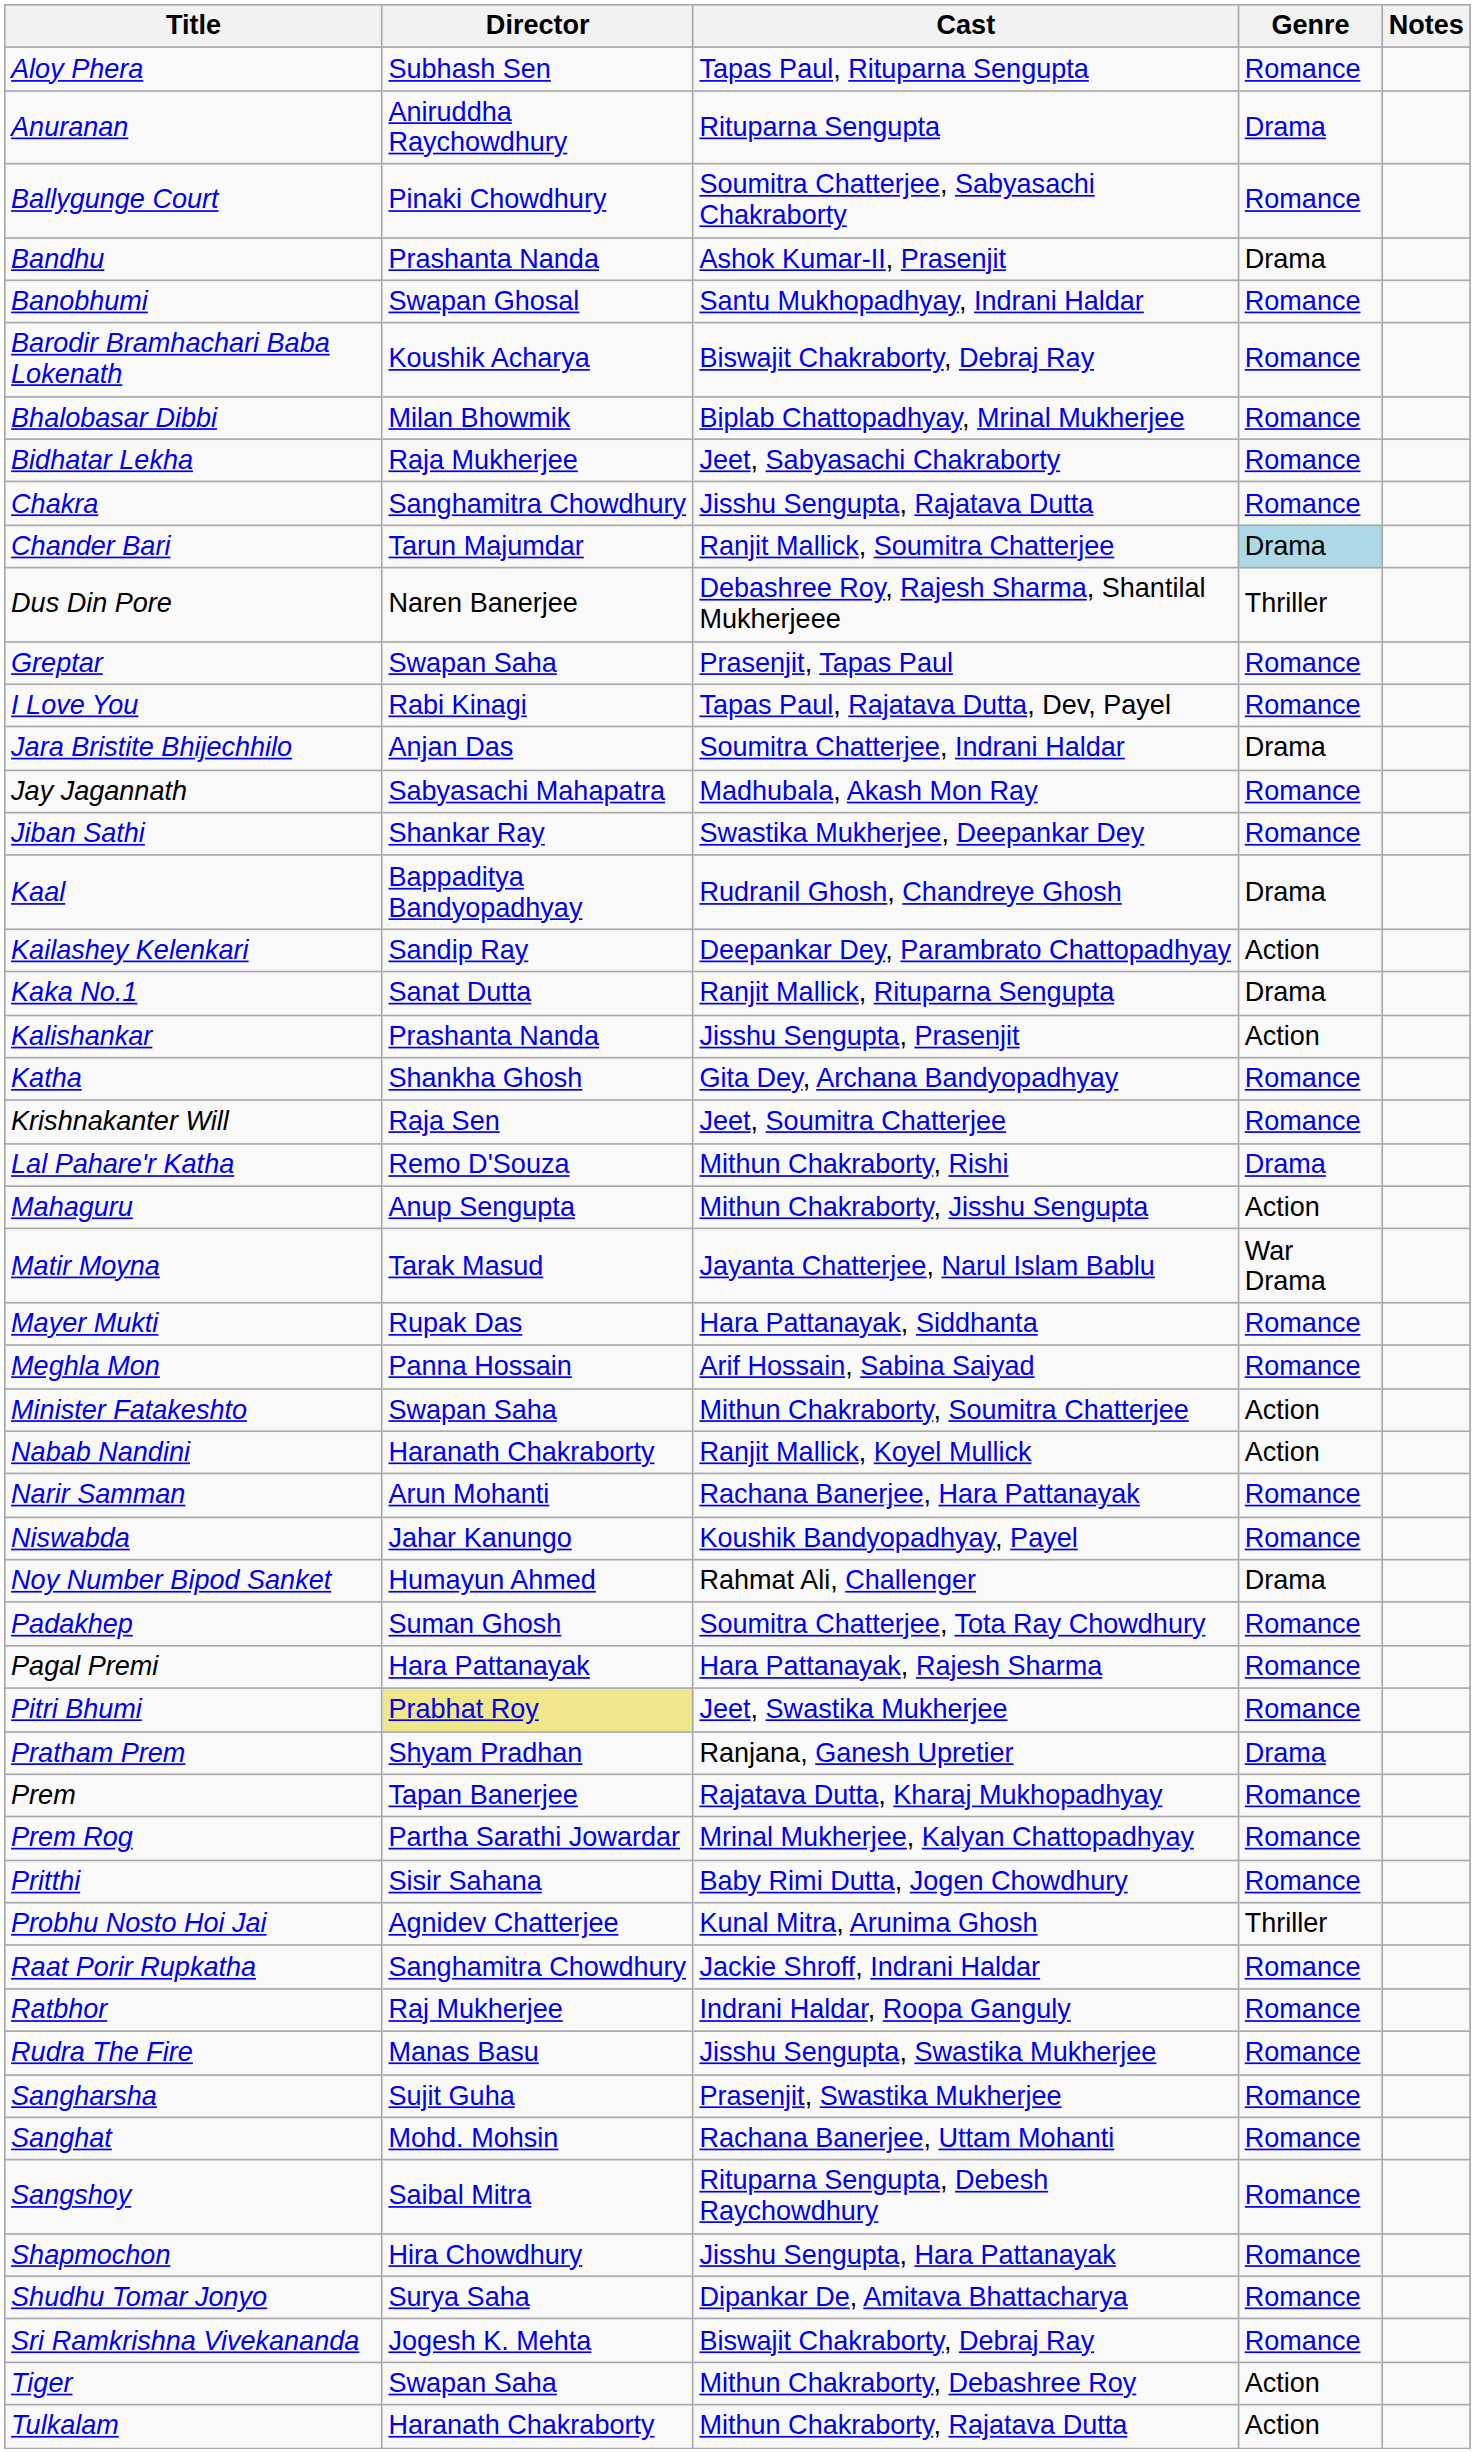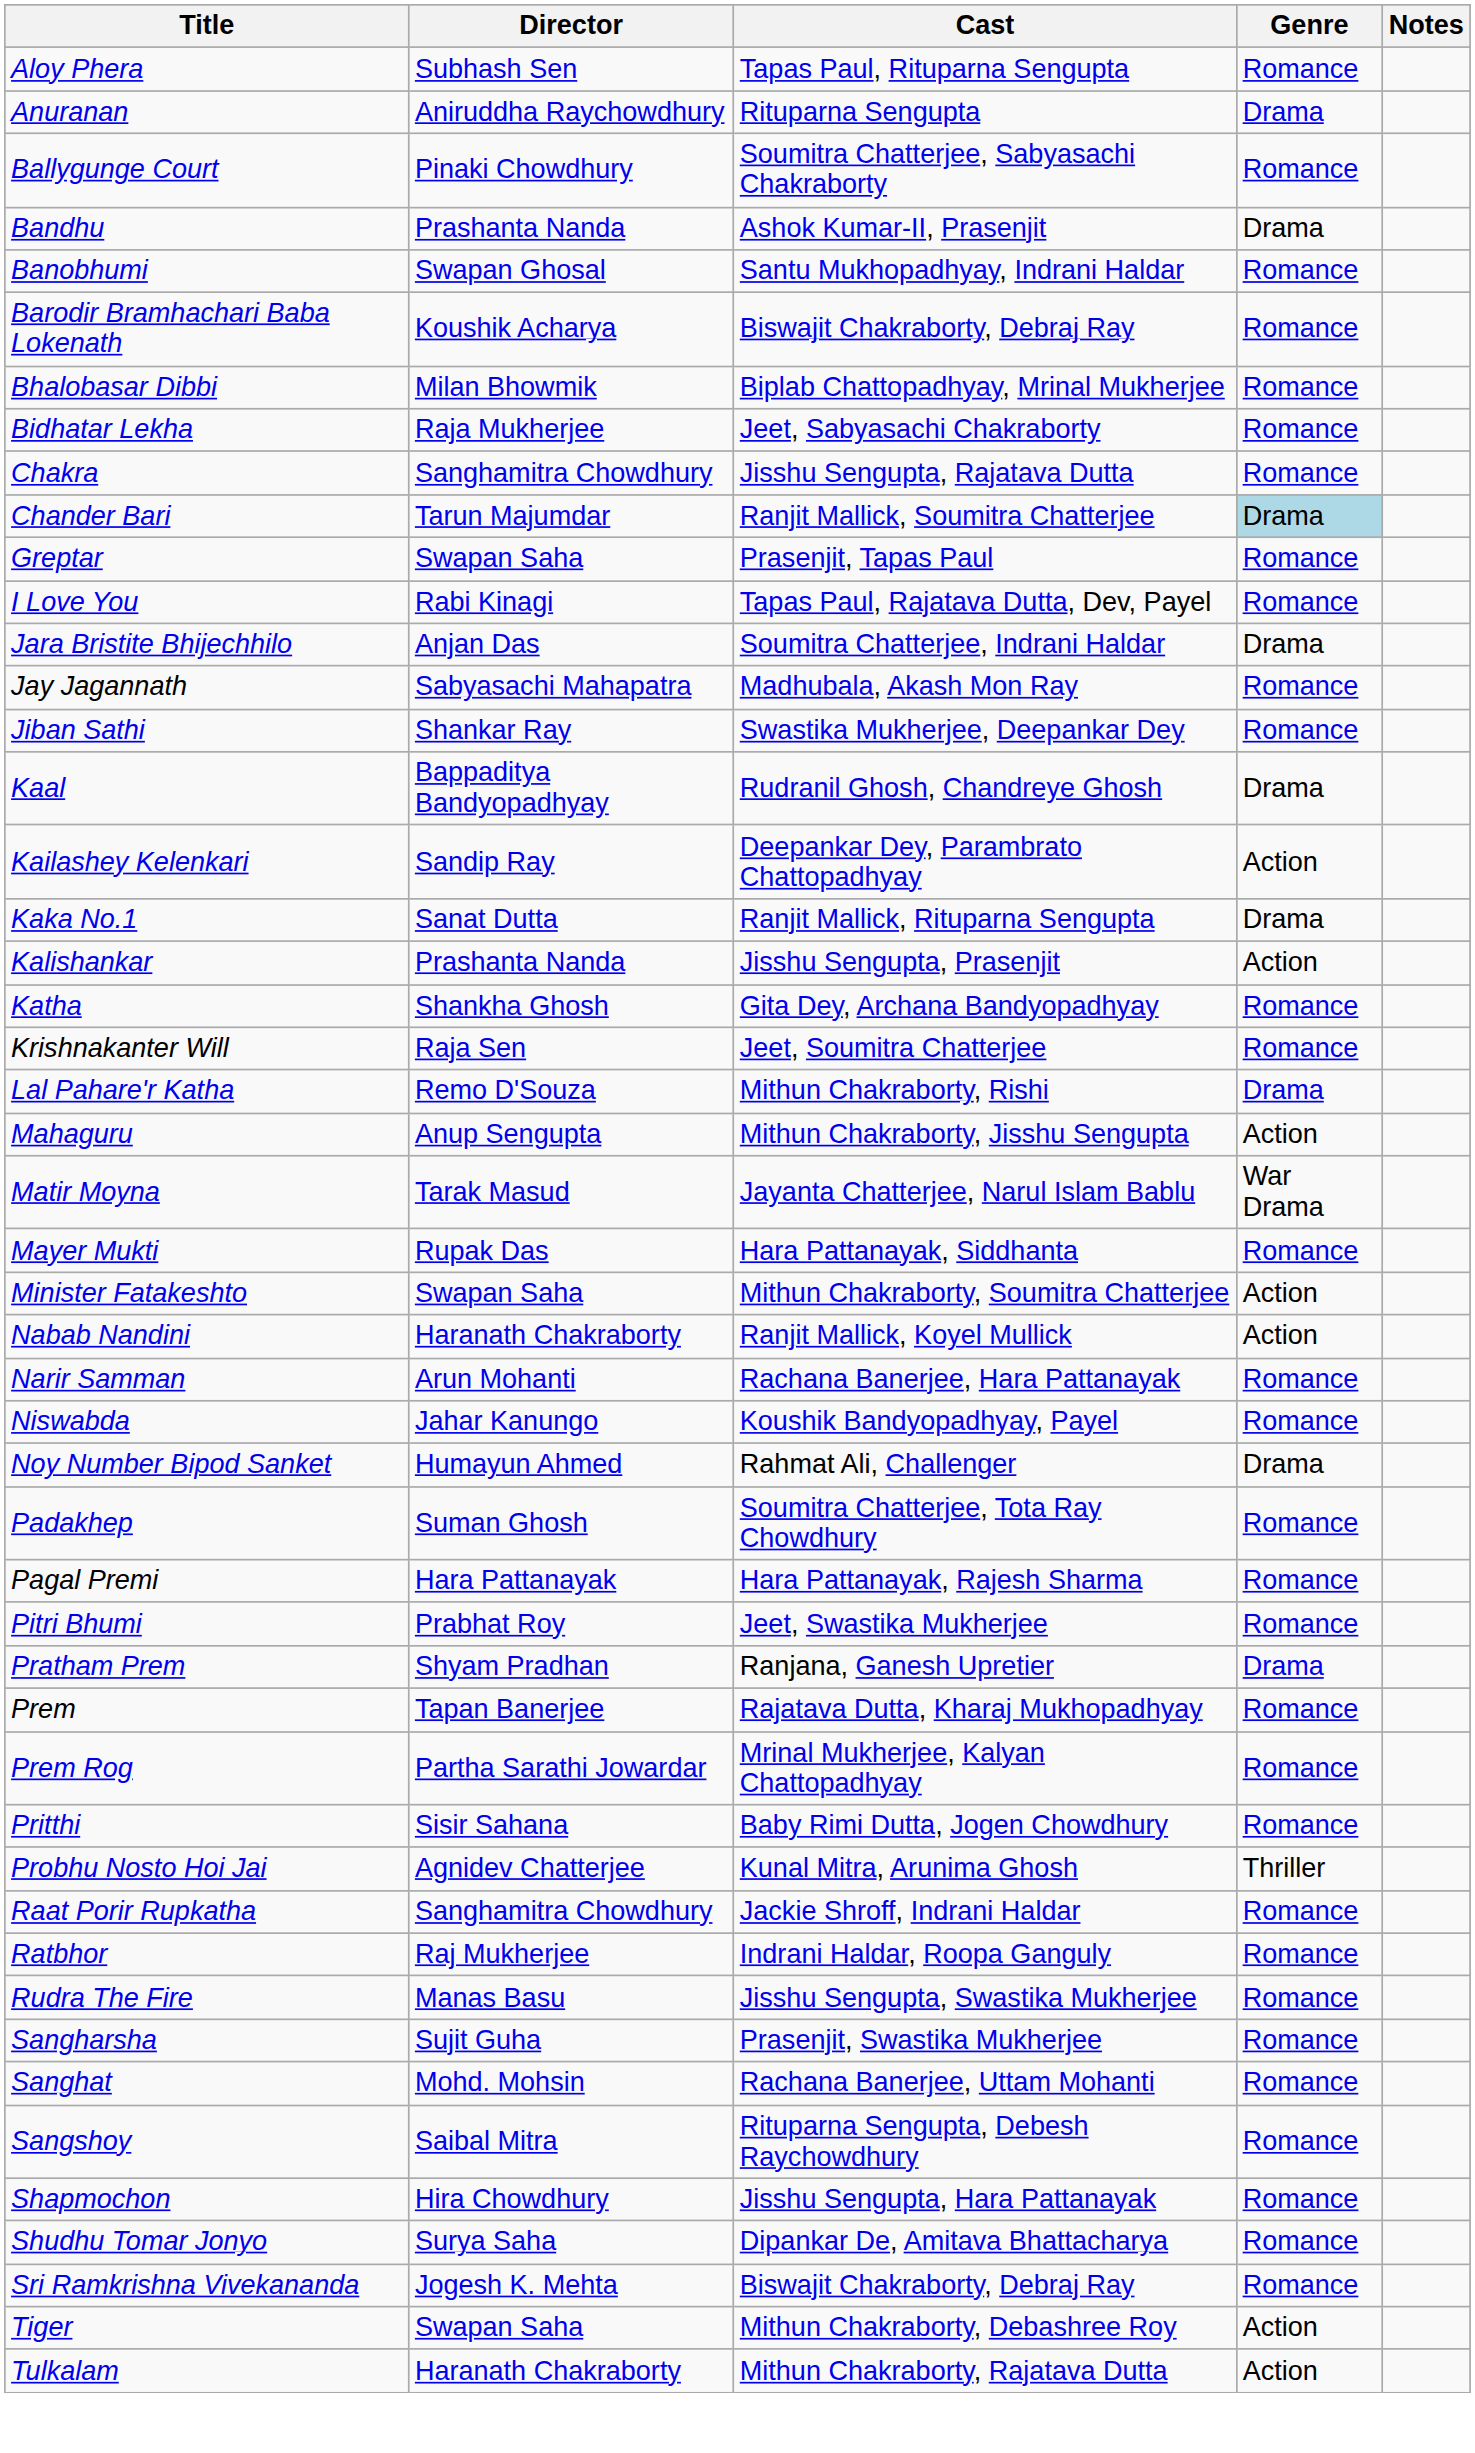- row: (91, 604)
- row: (85, 1366)
(464, 1709) khaki background -> (490, 1623) no background
